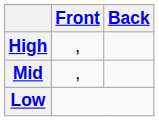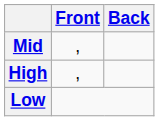rows swapped: (28, 45) <-> (28, 73)
